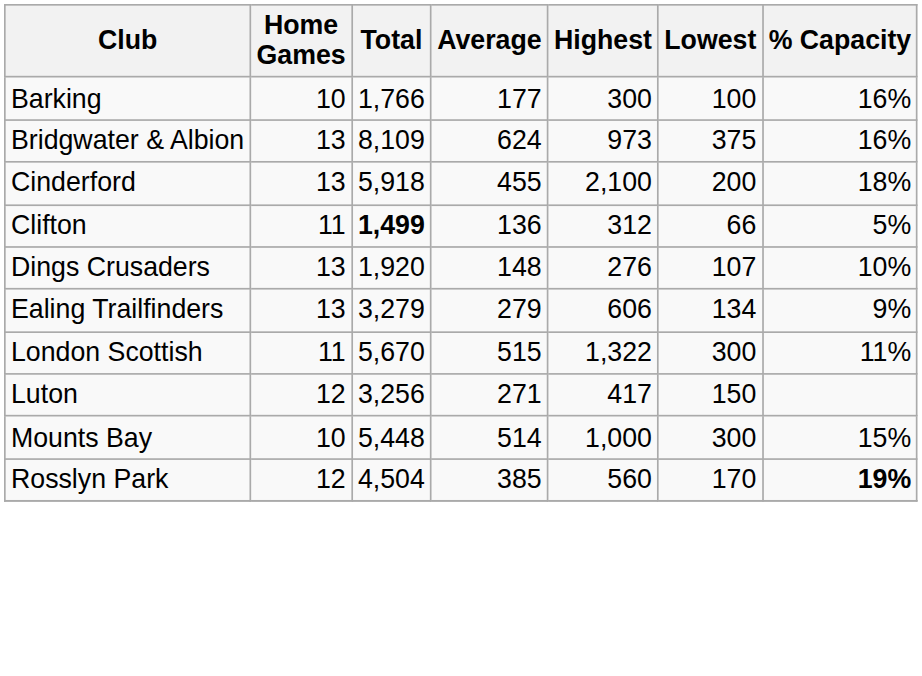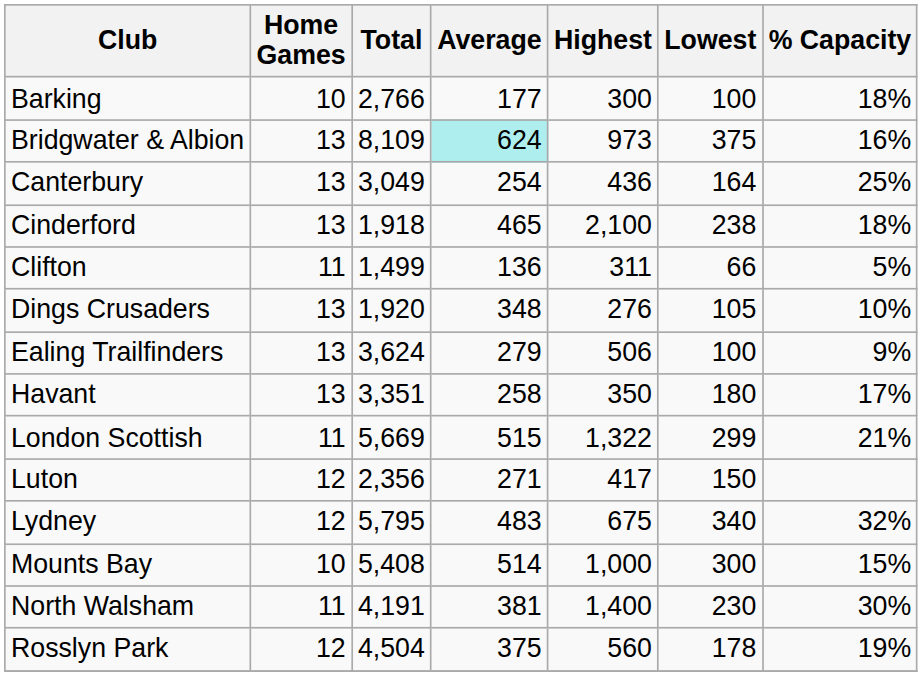(391, 98) 1,766 -> (391, 98) 2,766
(884, 98) 16% -> (884, 98) 18%
(519, 140) no background -> (519, 140) paleturquoise background
+ row: (77, 182)
(391, 182) 5,918 -> (391, 225) 1,918
(519, 182) 455 -> (519, 225) 465
(734, 182) 200 -> (734, 225) 238
(391, 225) bold -> (391, 267) normal
(630, 225) 312 -> (631, 267) 311
(519, 267) 148 -> (519, 310) 348
(734, 267) 107 -> (734, 310) 105
(391, 310) 3,279 -> (391, 352) 3,624
(630, 310) 606 -> (630, 352) 506
(734, 310) 134 -> (734, 352) 100
+ row: (53, 394)
(391, 352) 5,670 -> (391, 437) 5,669
(734, 352) 300 -> (734, 437) 299
(885, 352) 11% -> (884, 437) 21%
(391, 394) 3,256 -> (391, 479) 2,356
+ row: (54, 521)
(391, 437) 5,448 -> (391, 564) 5,408
+ row: (103, 606)
(519, 479) 385 -> (519, 649) 375
(734, 479) 170 -> (734, 649) 178
(884, 479) bold -> (884, 649) normal
